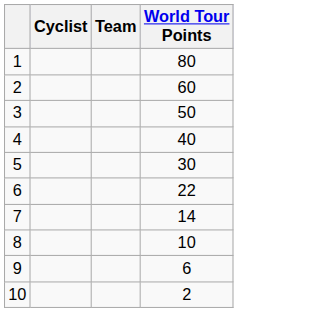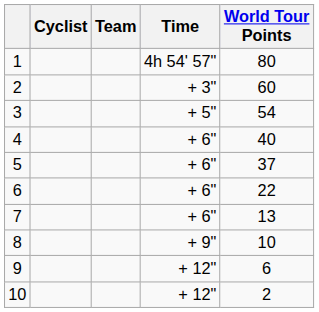+ column: (180, 26)
(187, 113) 50 -> (267, 113) 54
(187, 165) 30 -> (267, 165) 37
(187, 216) 14 -> (267, 216) 13
